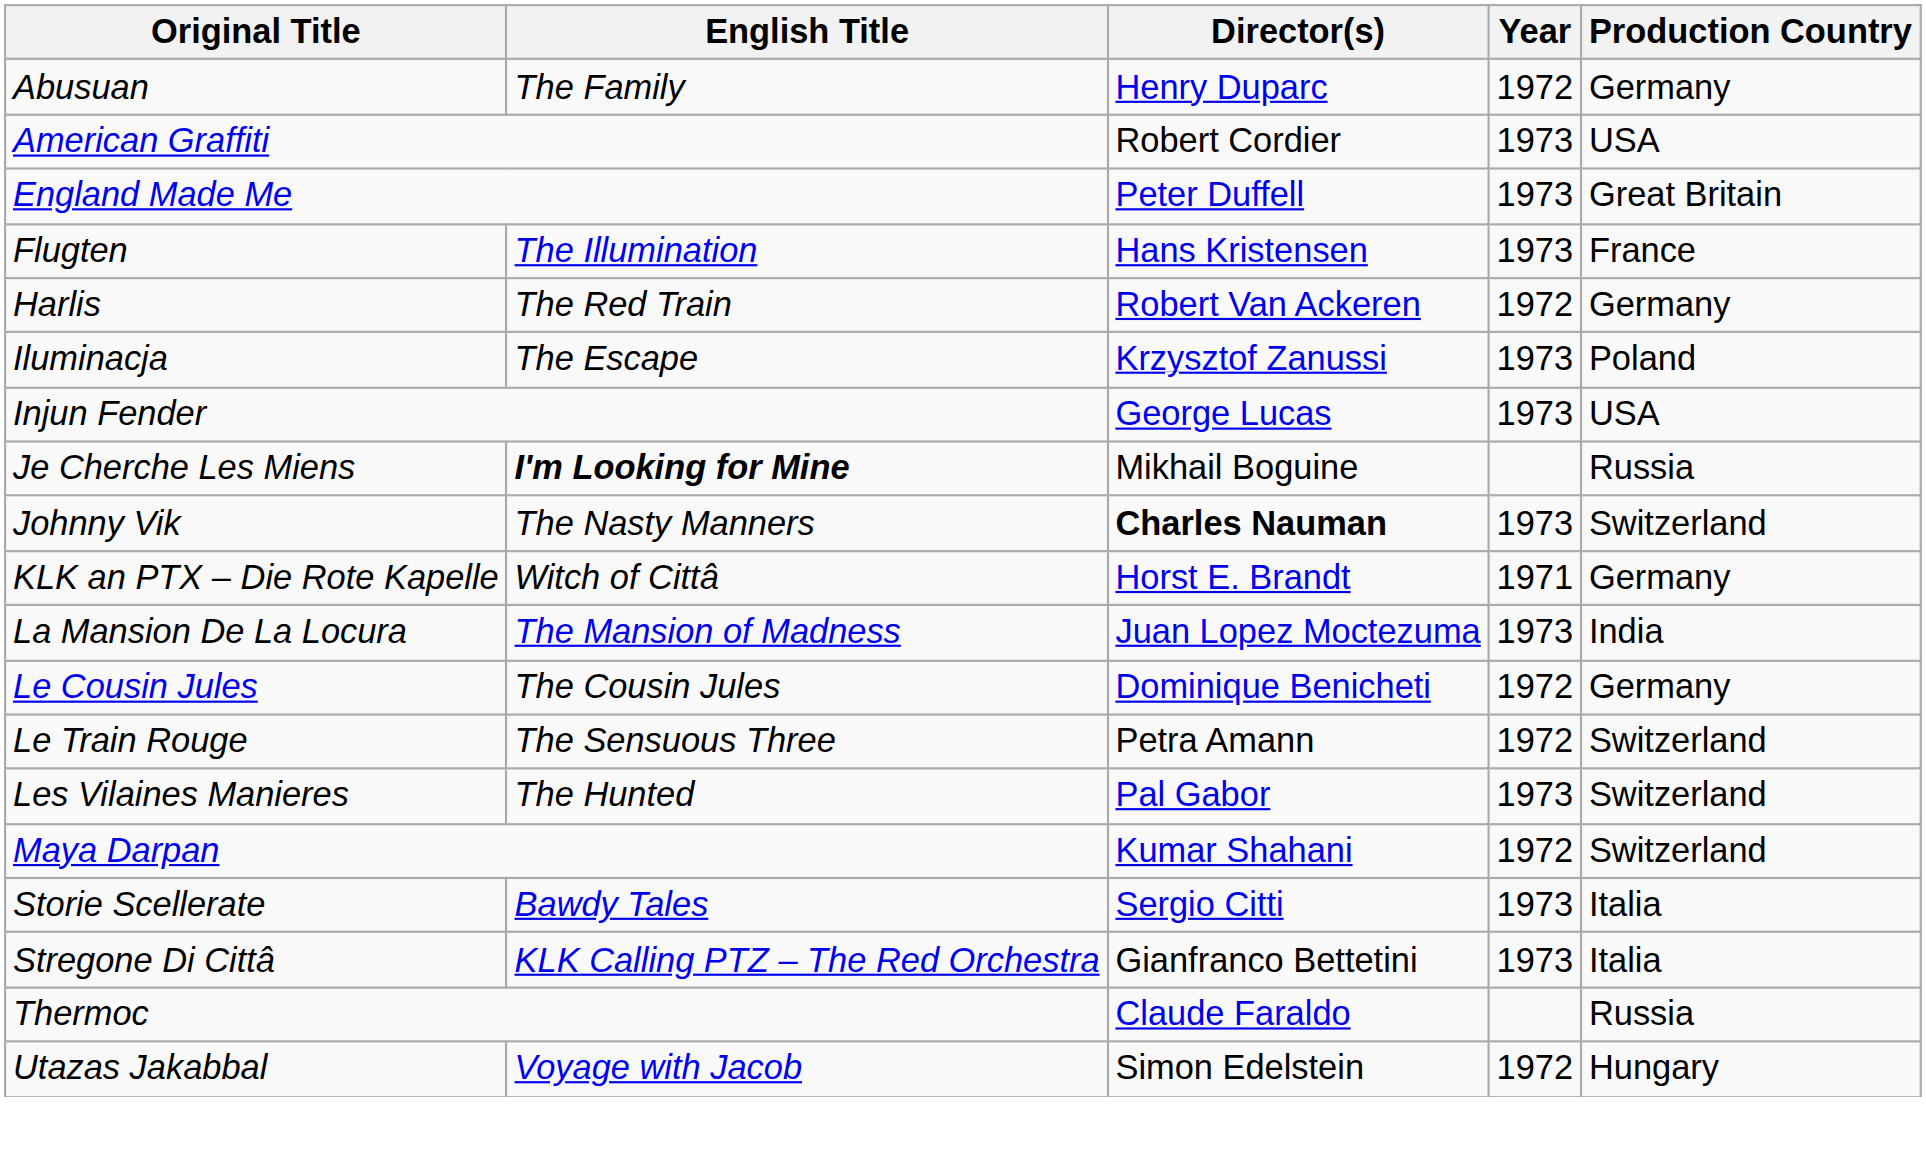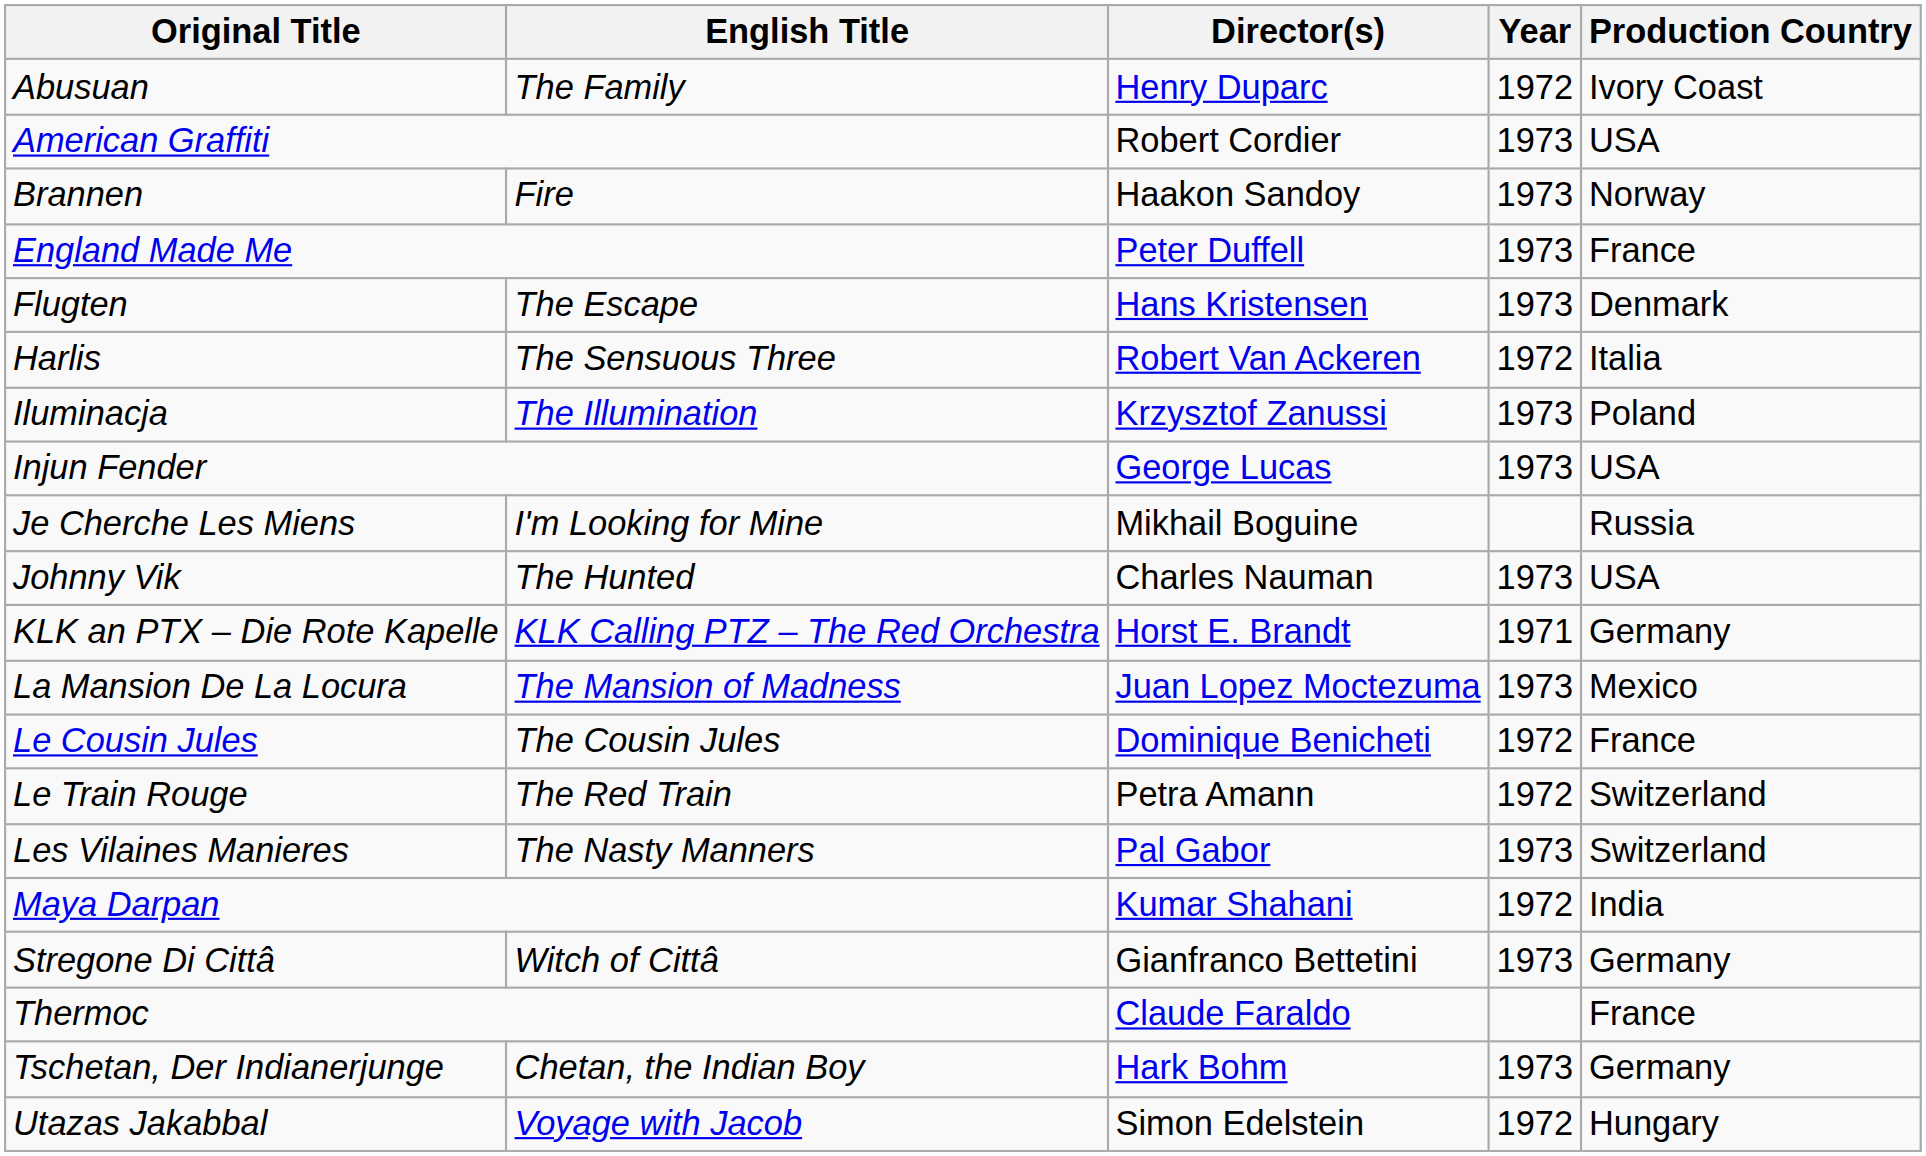(1660, 86) Germany -> (1676, 86) Ivory Coast
+ row: (78, 195)
(1685, 195) Great Britain -> (1642, 250) France
(636, 250) The Illumination -> (606, 304) The Escape
(1642, 250) France -> (1659, 304) Denmark
(623, 304) The Red Train -> (675, 359) The Sensuous Three
(1660, 304) Germany -> (1625, 359) Italia
(606, 359) The Escape -> (636, 413) The Illumination
(682, 468) bold -> (669, 522) normal
(665, 522) The Nasty Manners -> (604, 577) The Hunted
(1251, 522) bold -> (1245, 577) normal
(1678, 522) Switzerland -> (1624, 577) USA
(617, 577) Witch of Cittâ -> (807, 631) KLK Calling PTZ – The Red Orchestra
(1626, 631) India -> (1643, 686) Mexico
(1660, 686) Germany -> (1642, 741) France
(675, 741) The Sensuous Three -> (623, 795) The Red Train
(604, 795) The Hunted -> (665, 850) The Nasty Manners
(1678, 850) Switzerland -> (1626, 904) India
- row: (139, 904)
(807, 959) KLK Calling PTZ – The Red Orchestra -> (617, 959) Witch of Cittâ
(1625, 959) Italia -> (1660, 959) Germany
(1641, 1013) Russia -> (1642, 1013) France
+ row: (228, 1068)
